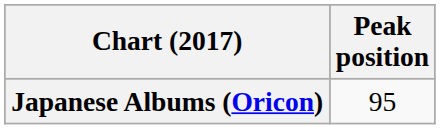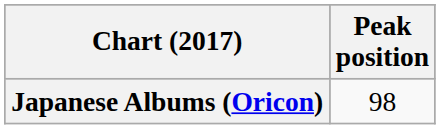(382, 100) 95 -> (382, 100) 98
